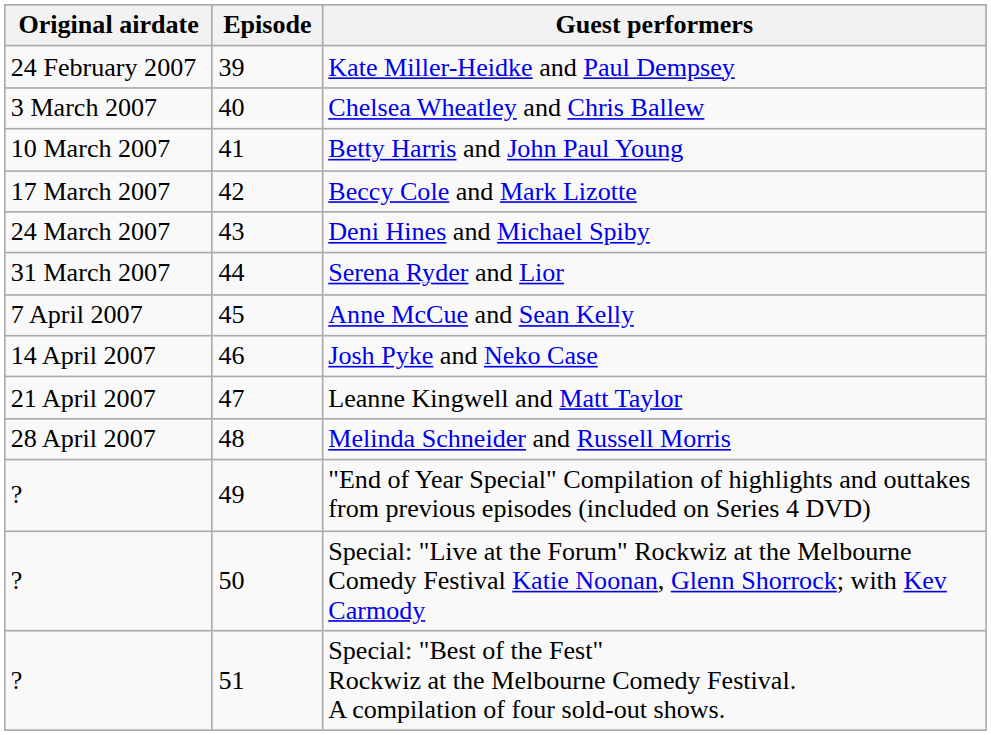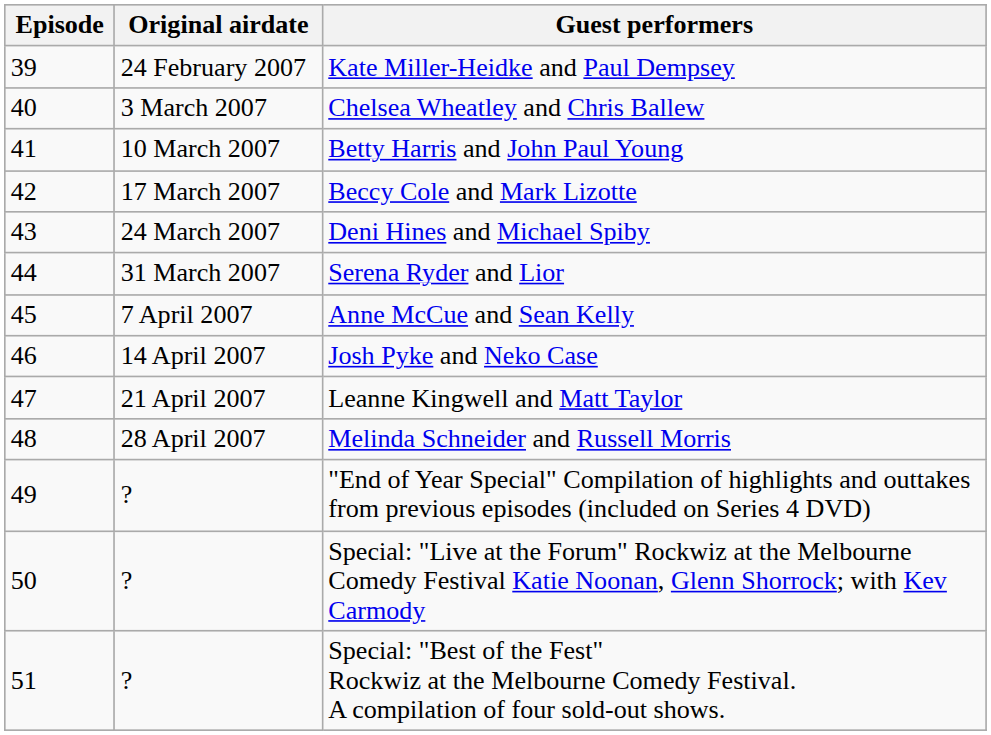columns swapped: (267, 25) <-> (109, 25)
